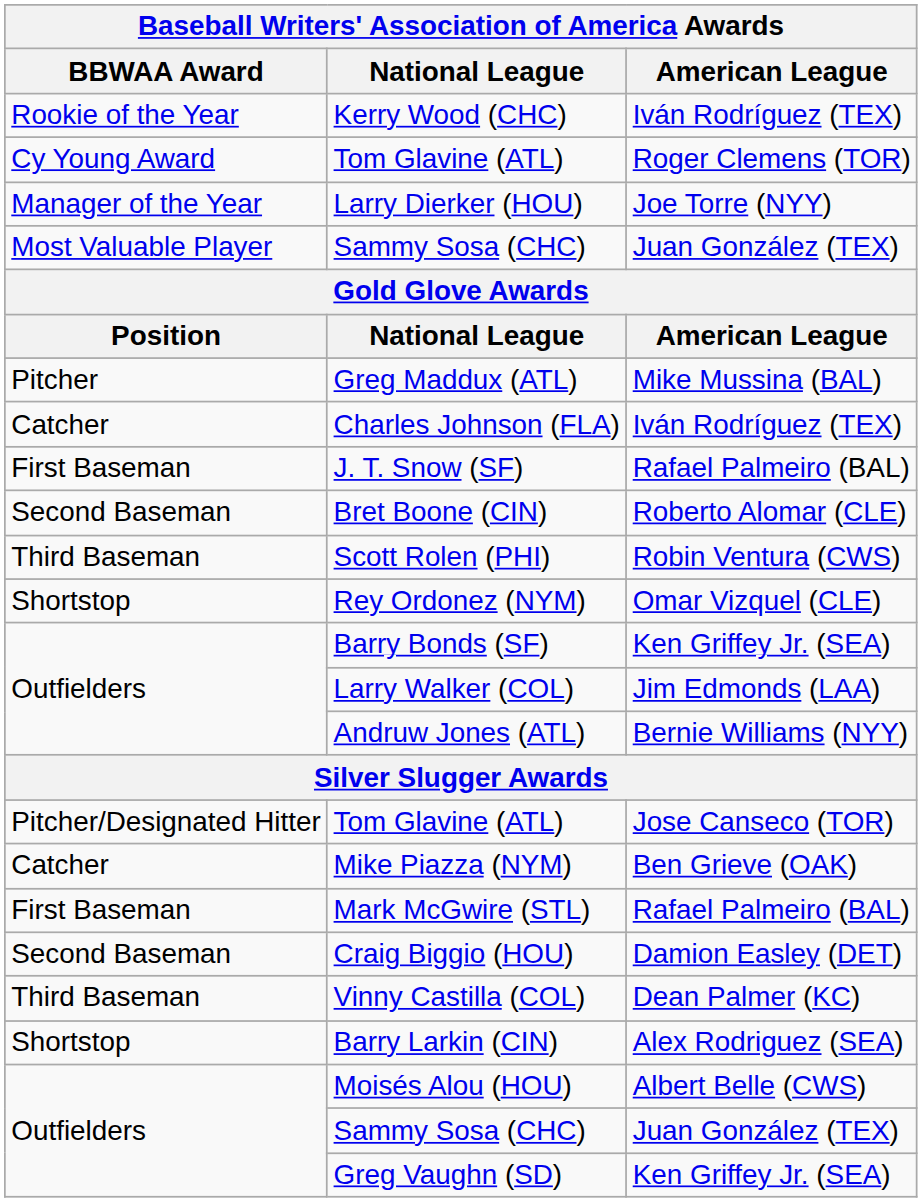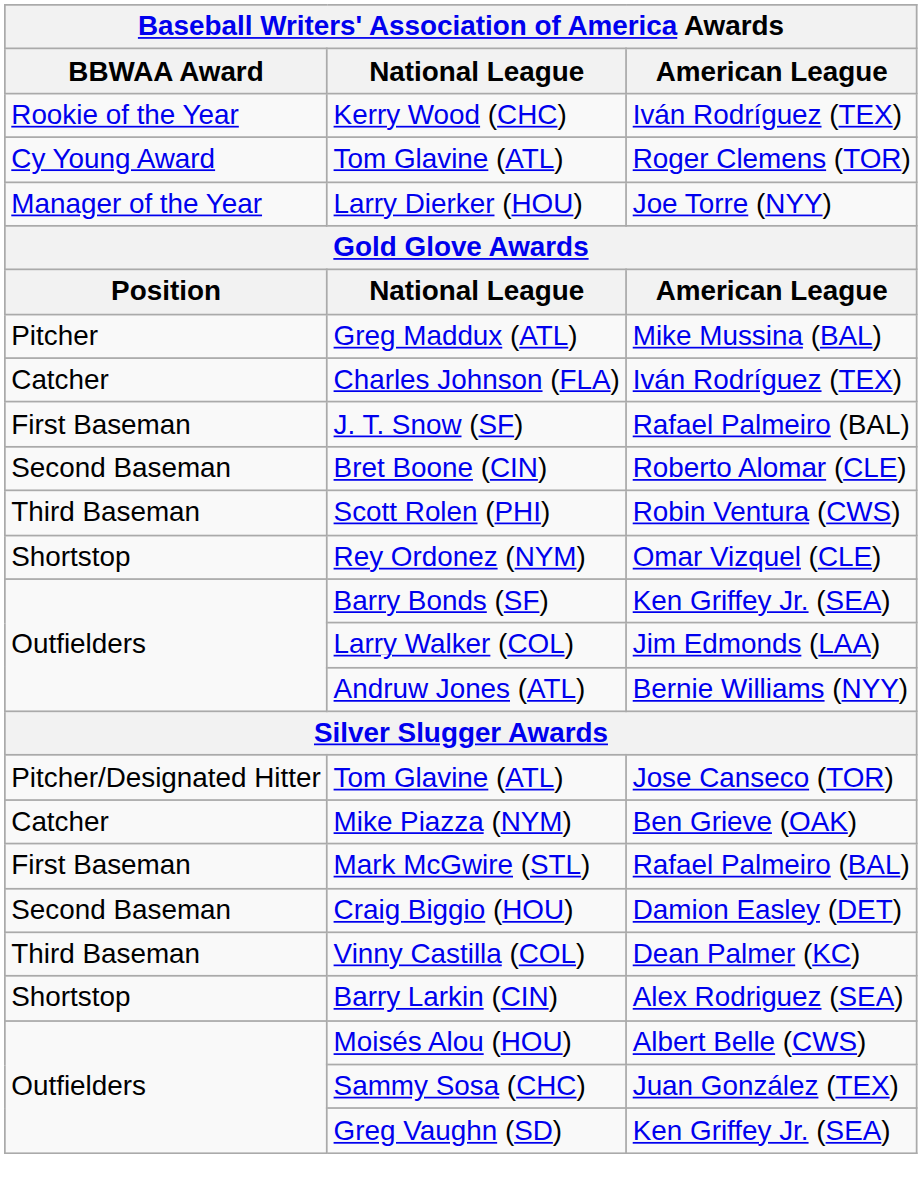- row: (142, 247)
